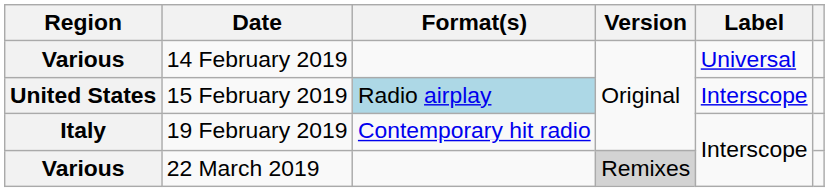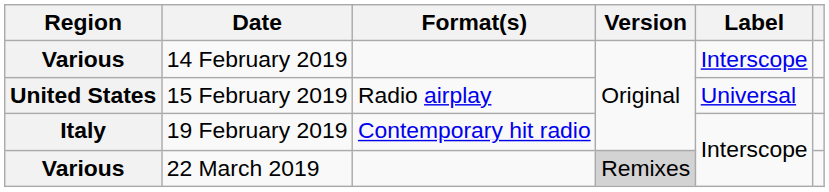(748, 58) Universal -> (754, 58) Interscope
(425, 95) lightblue background -> (425, 95) no background
(754, 95) Interscope -> (748, 95) Universal
